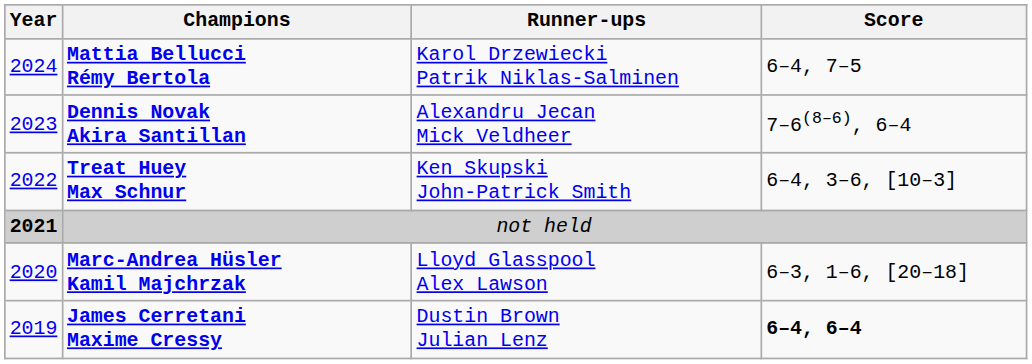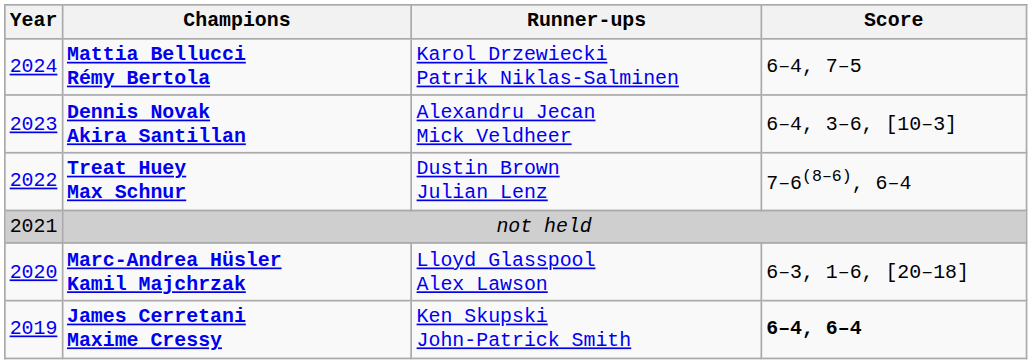(839, 124) 7–6(8–6), 6–4 -> (862, 124) 6–4, 3–6, [10–3]
(524, 181) Ken Skupski John-Patrick Smith -> (488, 181) Dustin Brown Julian Lenz
(862, 181) 6–4, 3–6, [10–3] -> (839, 181) 7–6(8–6), 6–4
(34, 226) bold -> (34, 226) normal
(488, 329) Dustin Brown Julian Lenz -> (524, 329) Ken Skupski John-Patrick Smith
